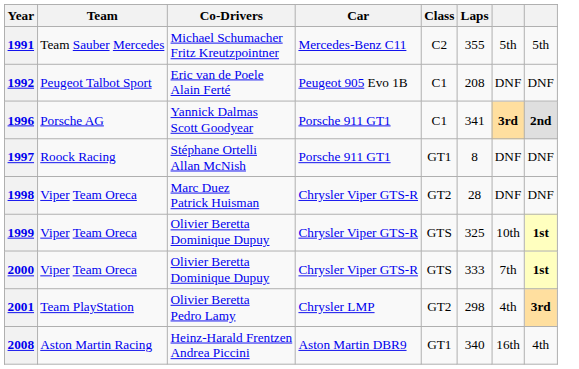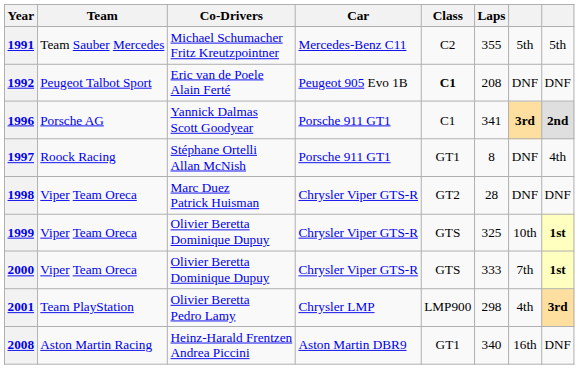(439, 82) normal -> (448, 82) bold
(541, 157) DNF -> (558, 157) 4th
(439, 307) GT2 -> (448, 307) LMP900
(541, 345) 4th -> (558, 345) DNF
